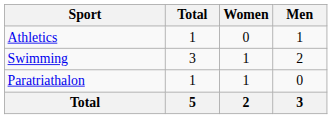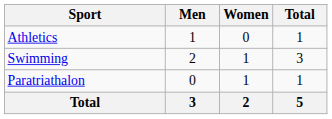columns swapped: (300, 15) <-> (192, 15)
